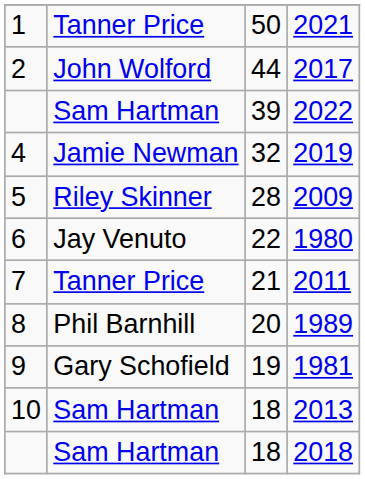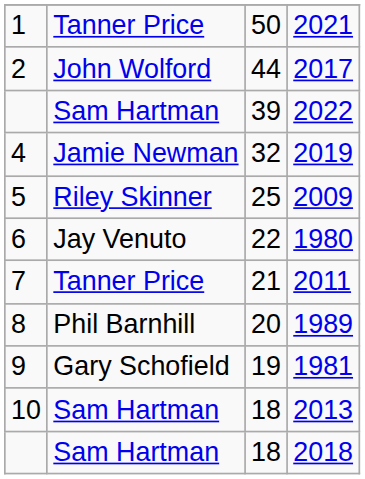(266, 196) 28 -> (266, 196) 25
